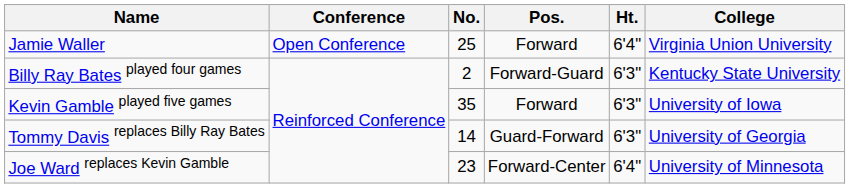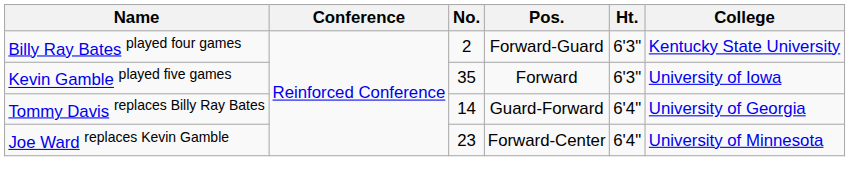- row: (57, 44)
(627, 135) 6'3" -> (627, 109) 6'4"
